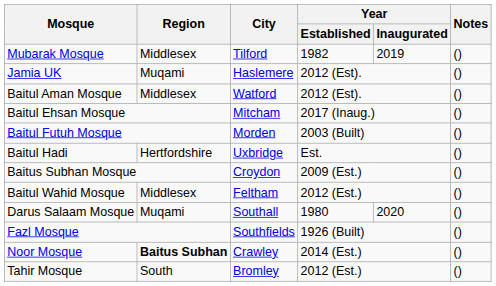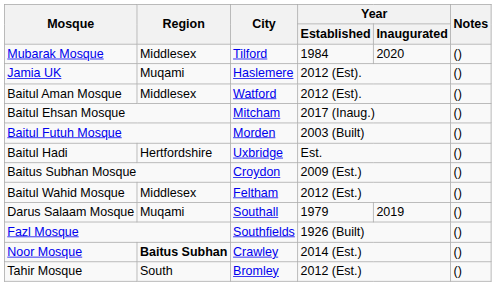(314, 53) 1982 -> (314, 53) 1984
(390, 53) 2019 -> (390, 53) 2020
(314, 212) 1980 -> (314, 212) 1979
(390, 212) 2020 -> (390, 212) 2019
